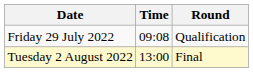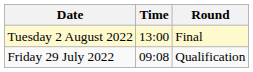rows swapped: (61, 36) <-> (70, 57)
